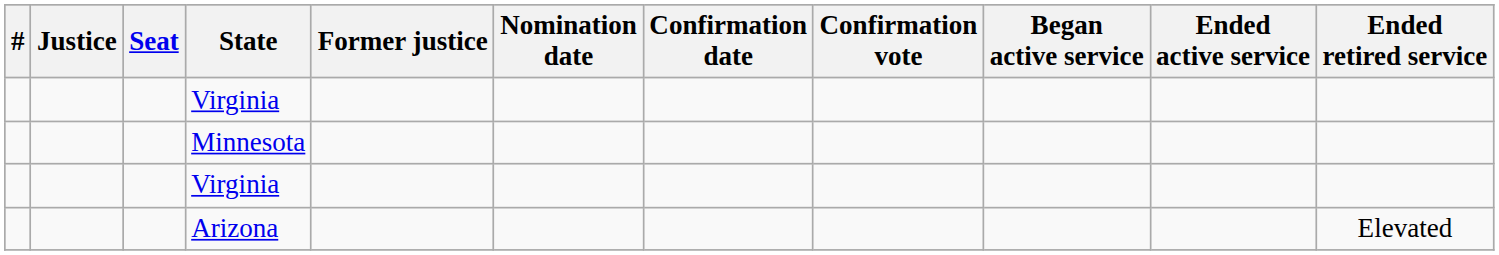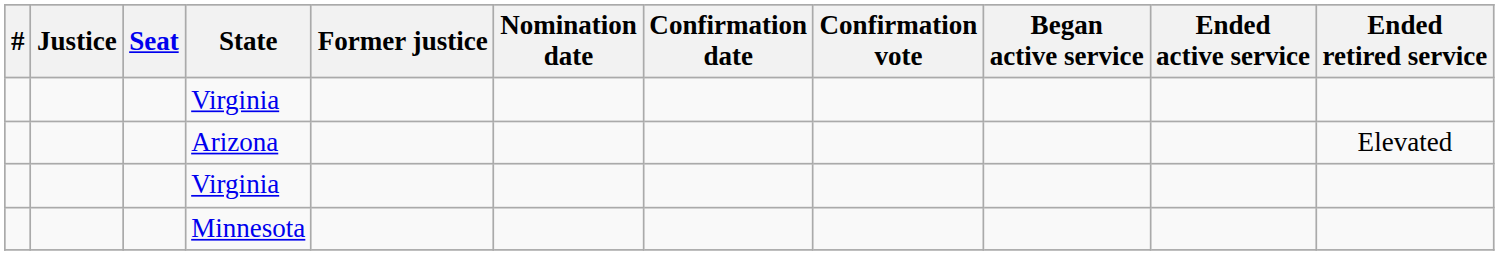rows swapped: (18, 142) <-> (18, 228)
